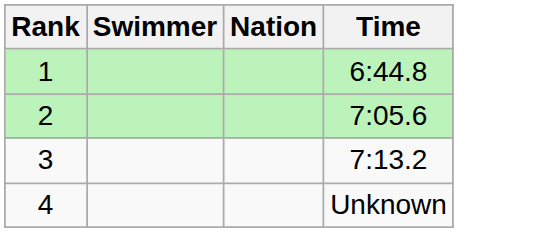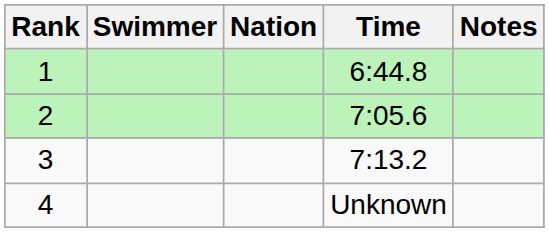+ column: (499, 26)
